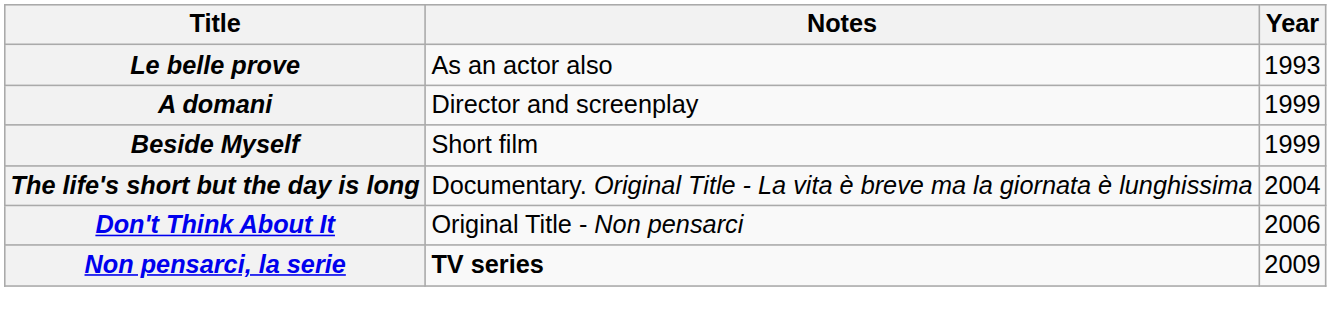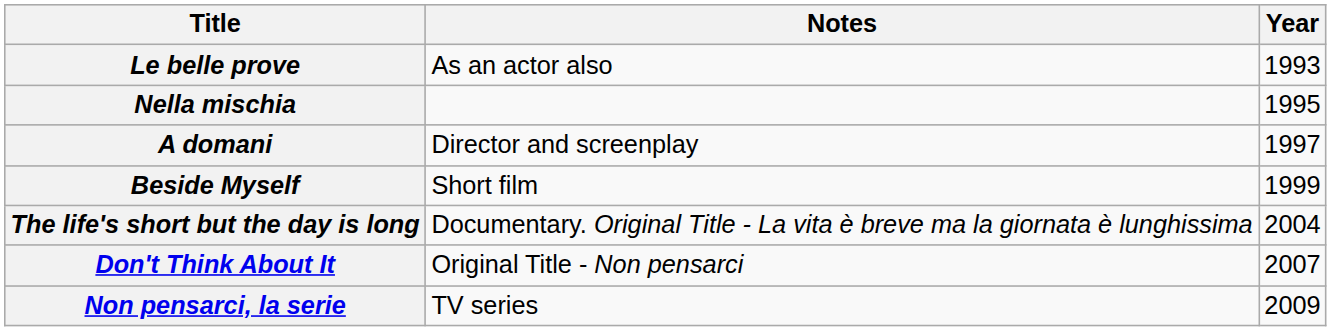+ row: (215, 104)
(1292, 104) 1999 -> (1292, 144) 1997
(1292, 225) 2006 -> (1292, 265) 2007
(488, 265) bold -> (485, 305) normal
